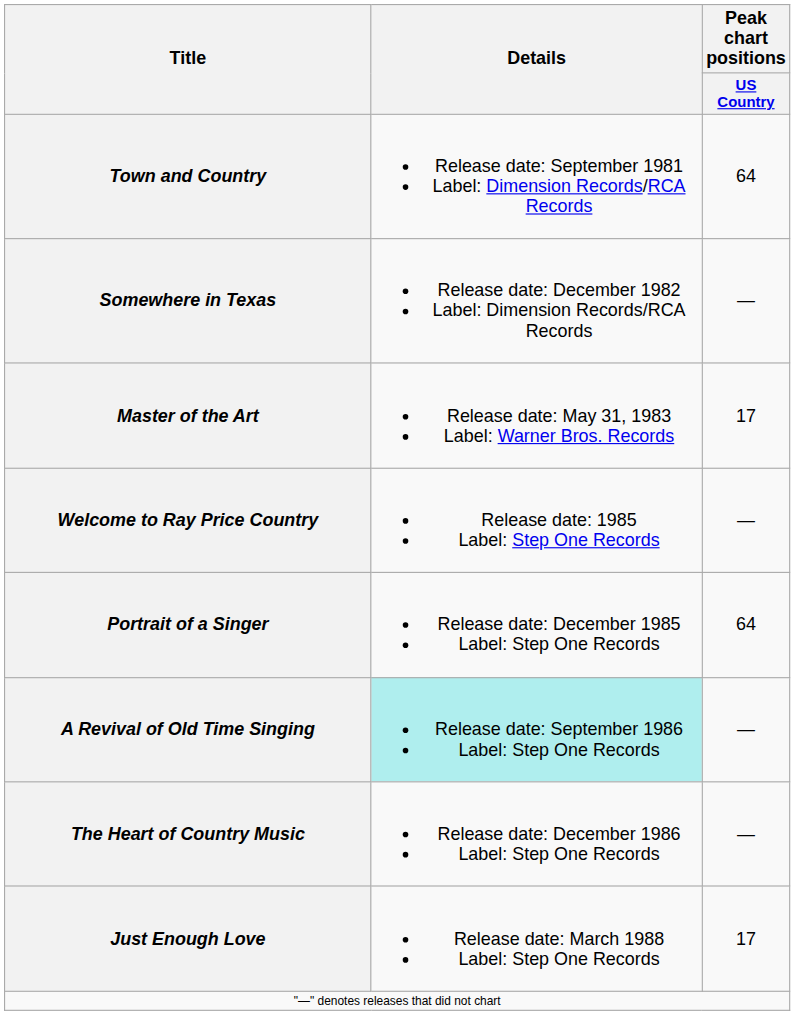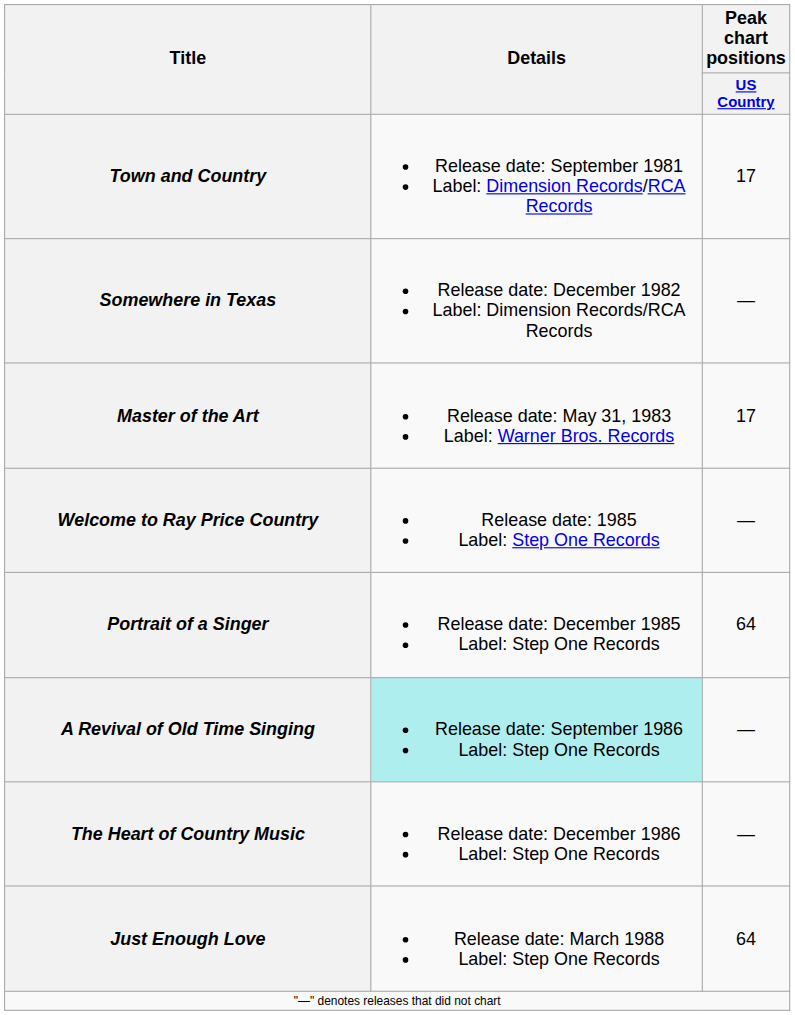(746, 176) 64 -> (746, 176) 17
(746, 938) 17 -> (746, 938) 64
